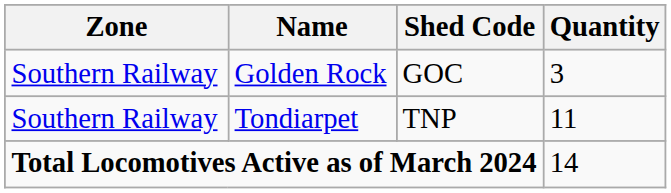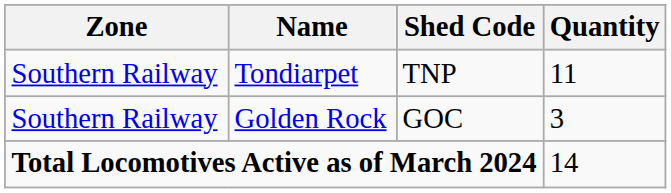rows swapped: (296, 118) <-> (311, 72)
